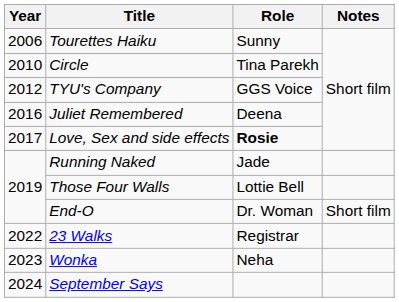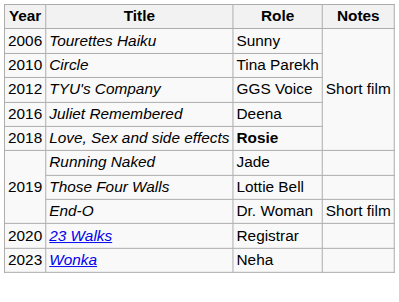(25, 138) 2017 -> (25, 138) 2018
(25, 235) 2022 -> (25, 235) 2020
- row: (106, 284)
